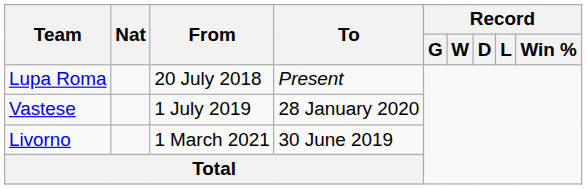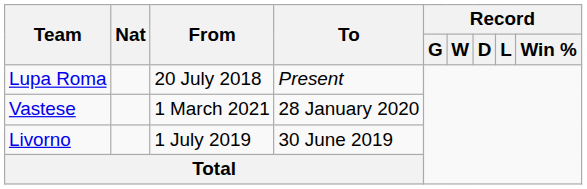(203, 109) 1 July 2019 -> (212, 109) 1 March 2021
(212, 139) 1 March 2021 -> (203, 139) 1 July 2019
